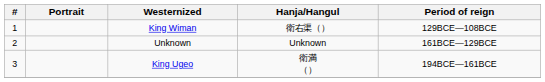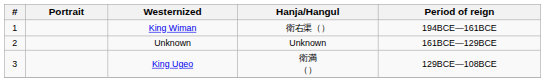(459, 28) 129BCE—108BCE -> (459, 28) 194BCE—161BCE
(459, 64) 194BCE—161BCE -> (459, 64) 129BCE—108BCE
